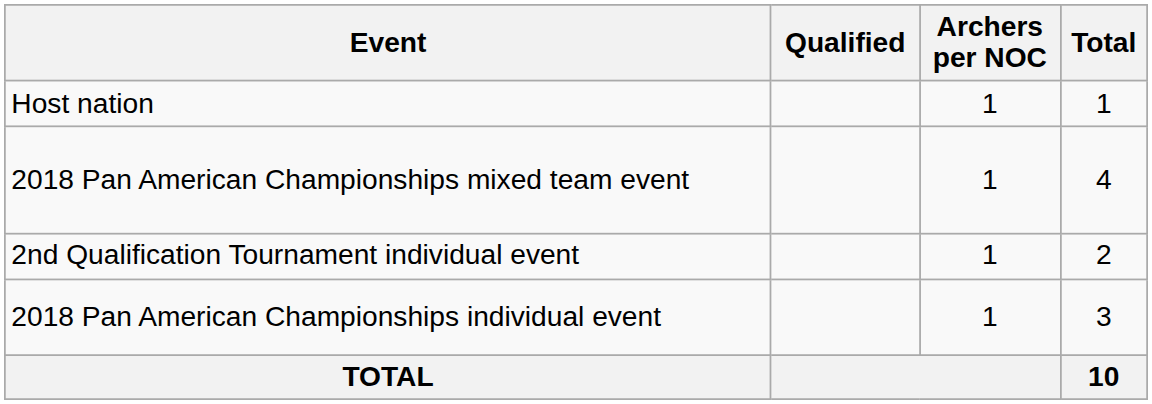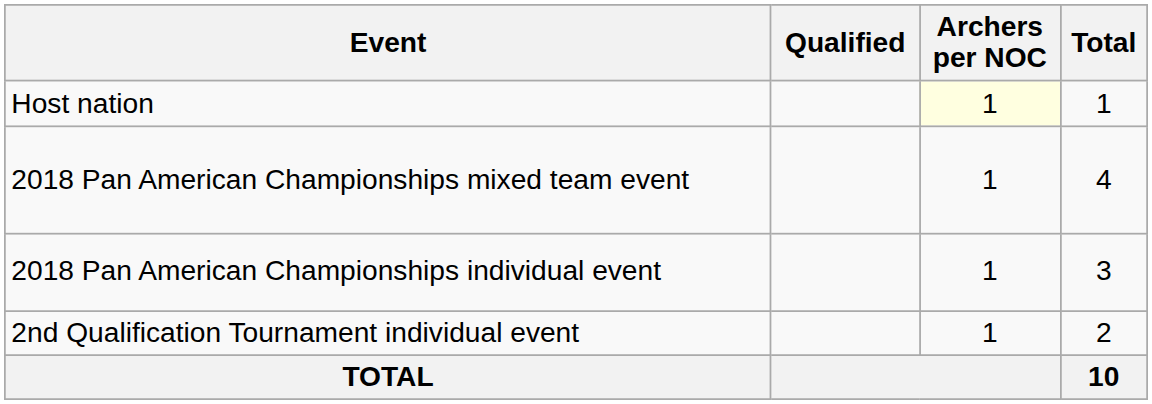(990, 103) no background -> (990, 103) lightyellow background
rows swapped: (336, 316) <-> (295, 255)
